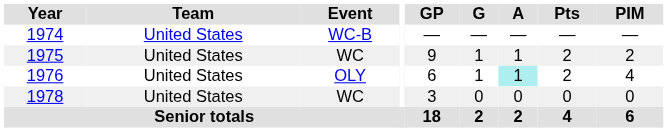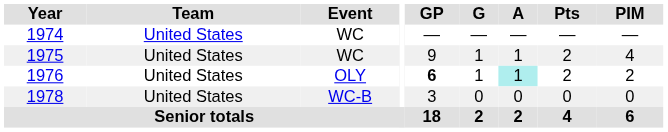(350, 34) WC-B -> (350, 34) WC
(630, 55) 2 -> (630, 55) 4
(432, 76) normal -> (432, 76) bold
(630, 76) 4 -> (630, 76) 2
(350, 96) WC -> (350, 96) WC-B
